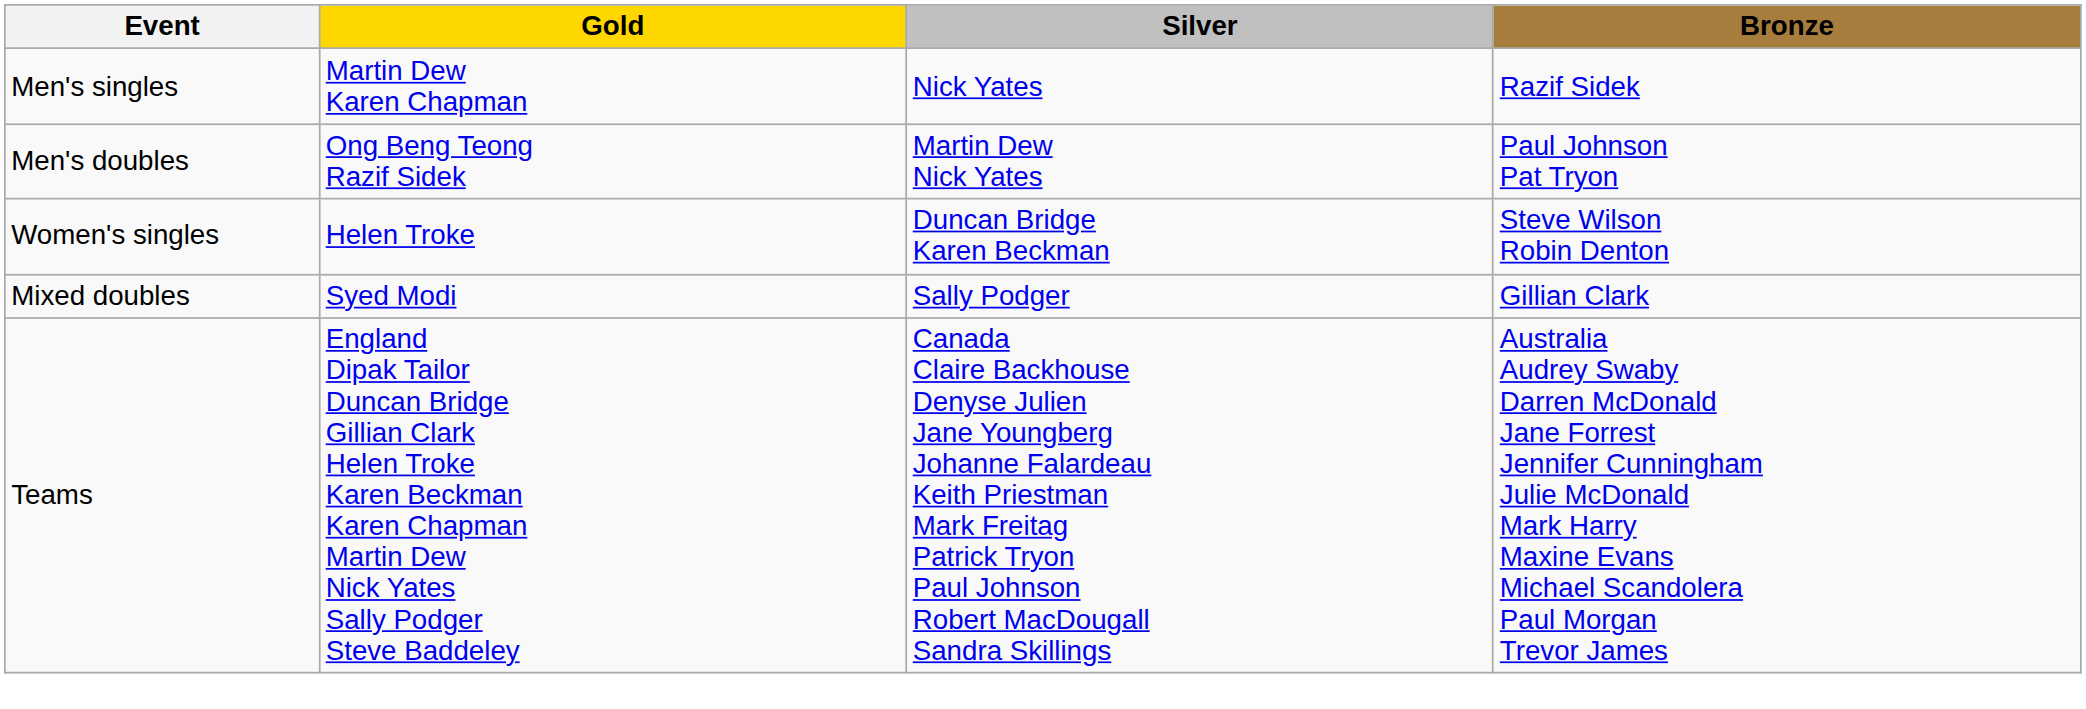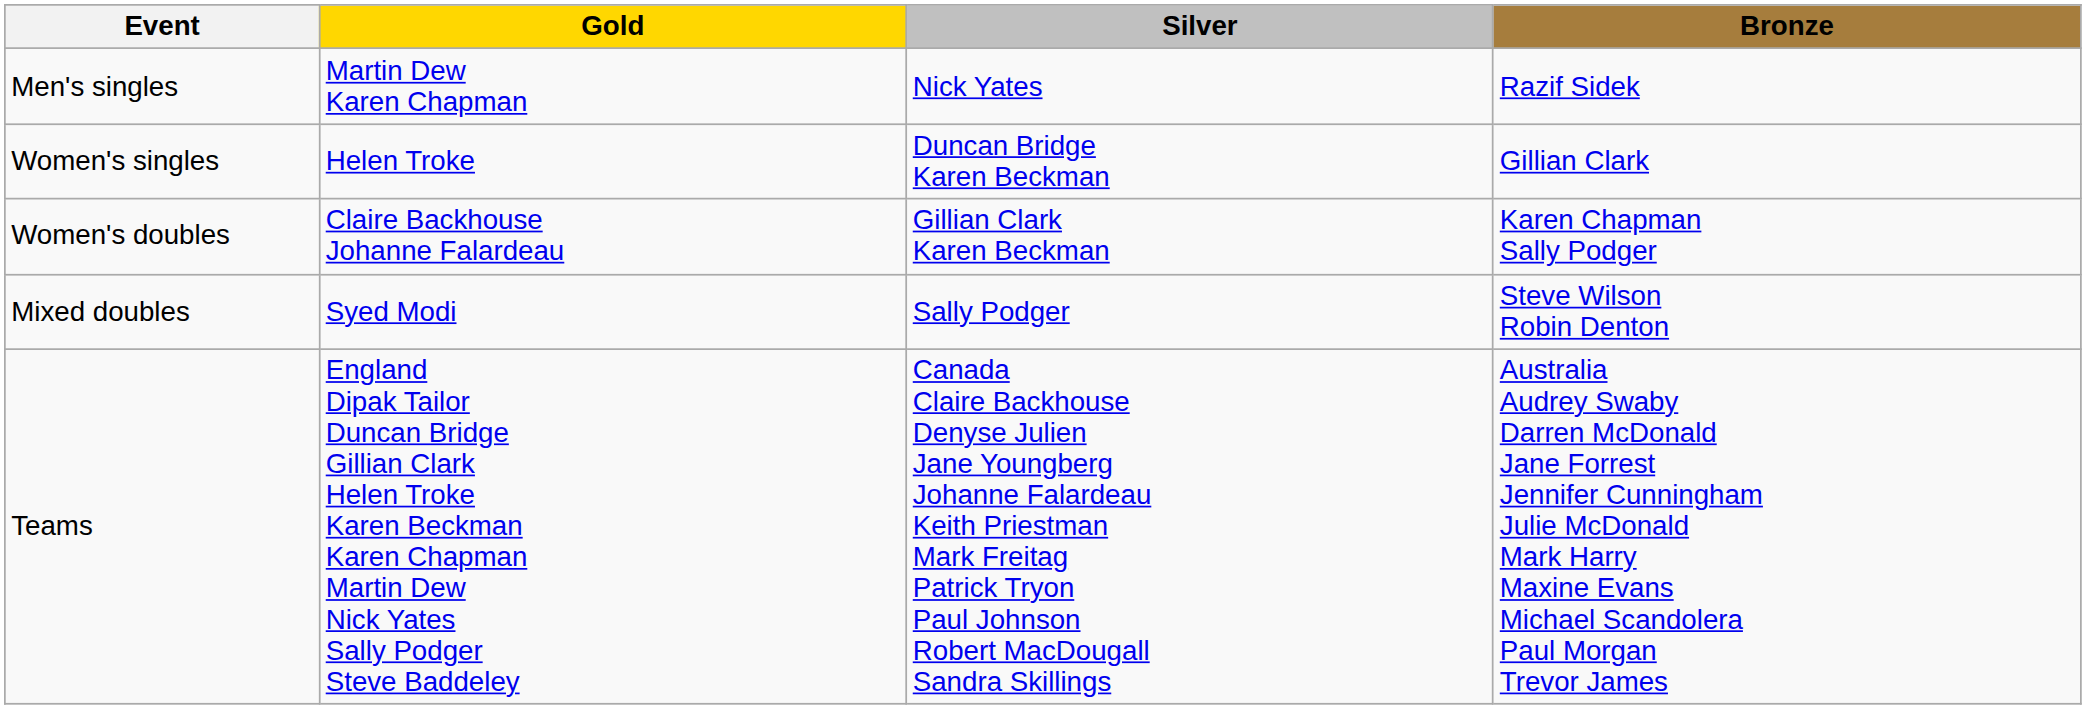- row: (100, 160)
(1584, 235) Steve Wilson Robin Denton -> (1574, 160) Gillian Clark
+ row: (121, 235)
(1574, 295) Gillian Clark -> (1584, 311) Steve Wilson Robin Denton
